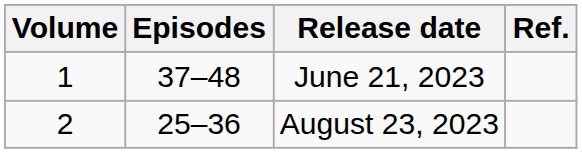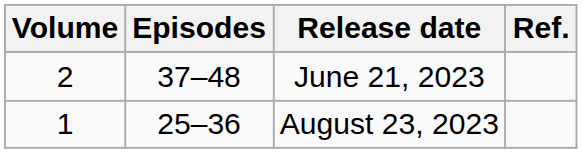(65, 76) 1 -> (65, 76) 2
(65, 123) 2 -> (65, 123) 1
